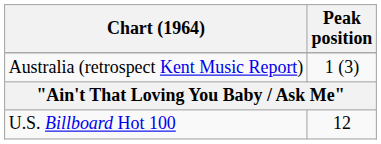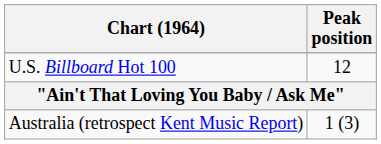rows swapped: (92, 124) <-> (156, 67)
